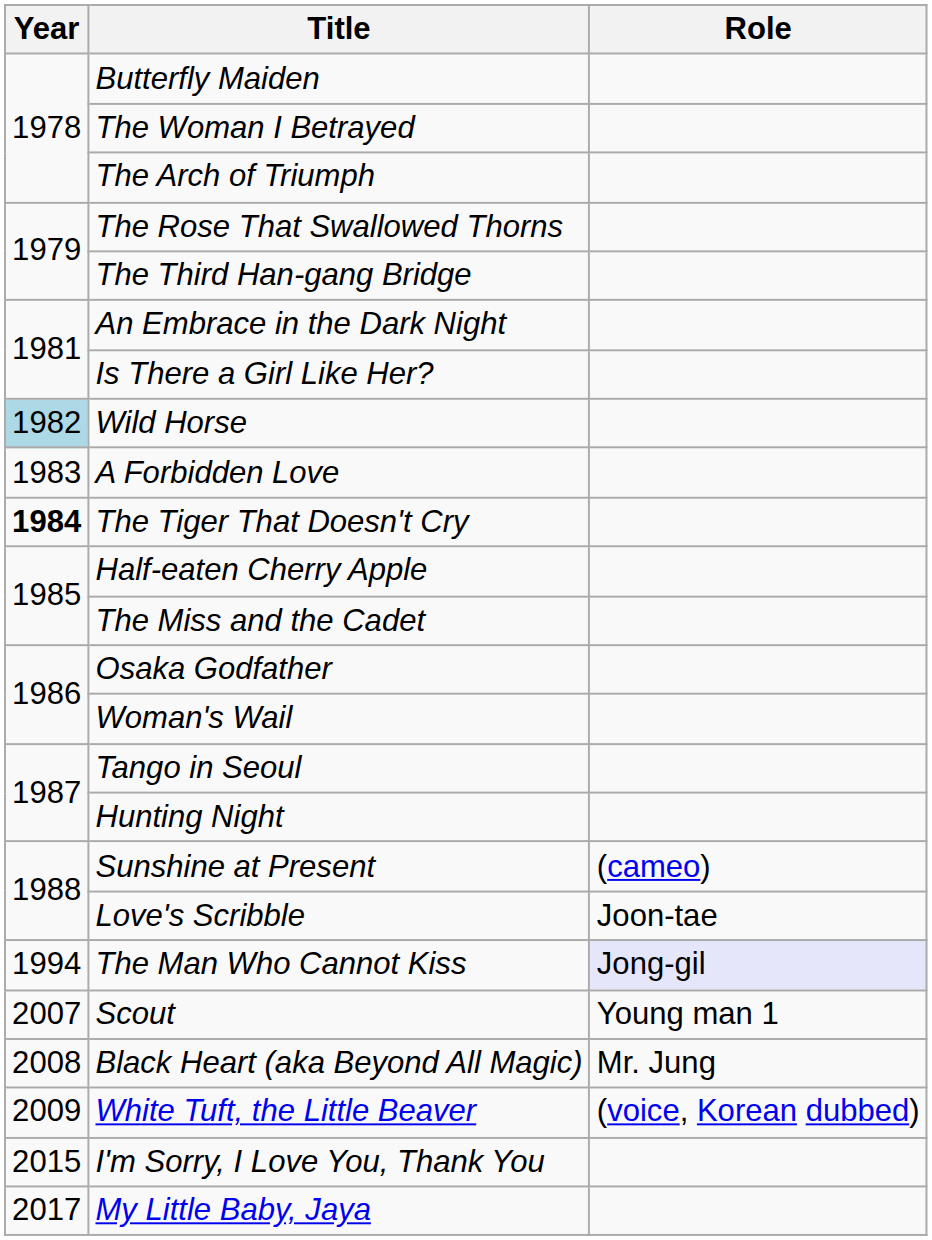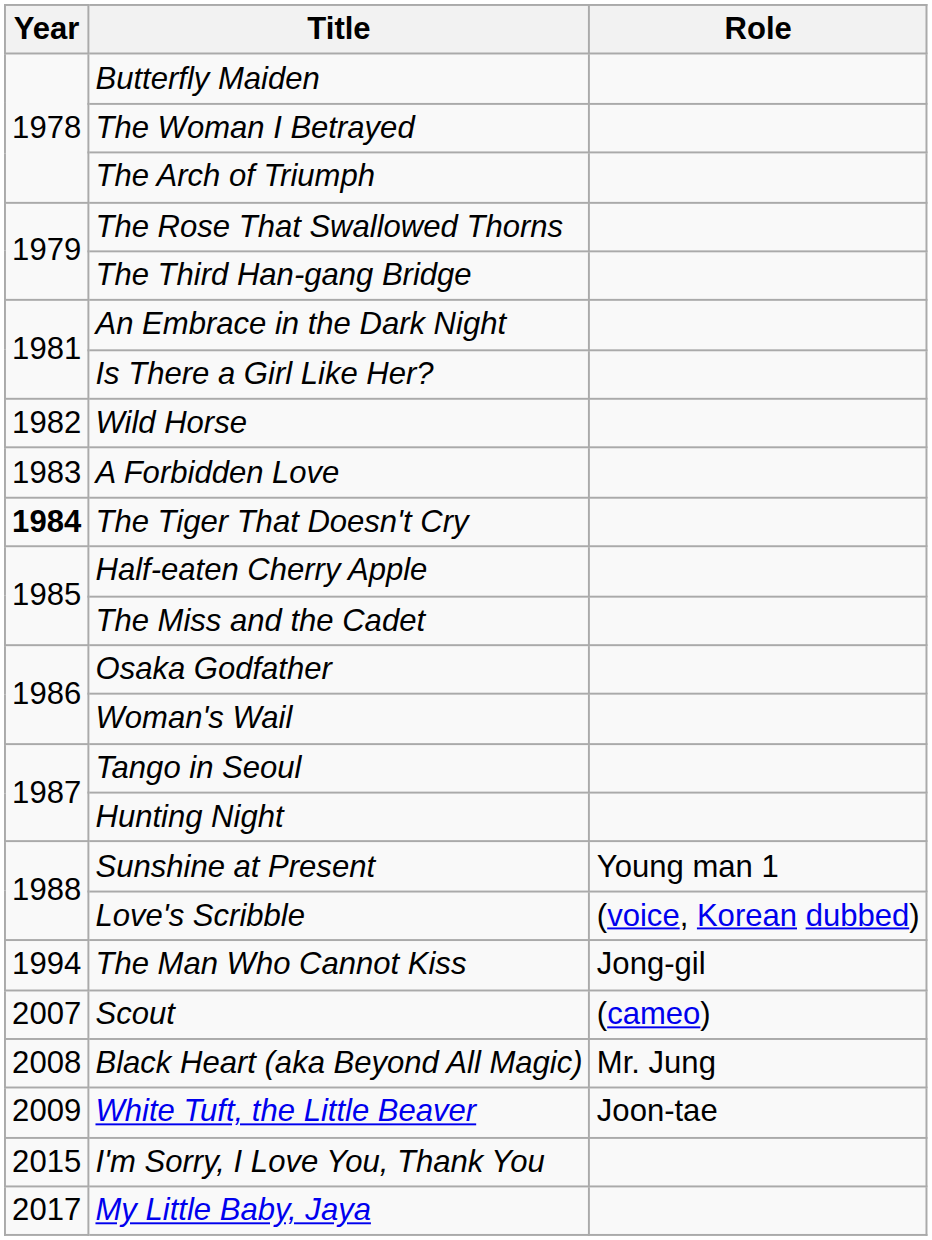(47, 422) lightblue background -> (47, 422) no background
(654, 865) (cameo) -> (688, 865) Young man 1
(657, 915) Joon-tae -> (758, 915) (voice, Korean dubbed)
(651, 964) lavender background -> (651, 964) no background
(688, 1013) Young man 1 -> (654, 1013) (cameo)
(758, 1112) (voice, Korean dubbed) -> (657, 1112) Joon-tae
